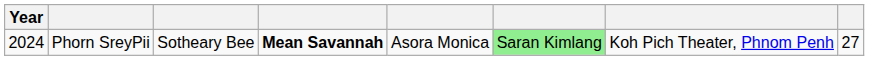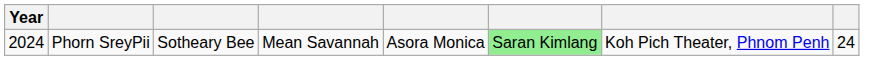(323, 42) bold -> (321, 42) normal
(850, 42) 27 -> (846, 42) 24
